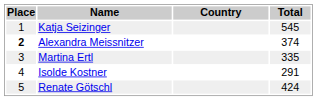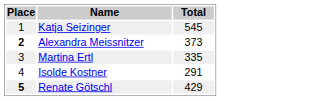- column: (221, 13)
(290, 43) 374 -> (193, 43) 373
(21, 87) normal -> (21, 87) bold
(290, 87) 424 -> (193, 87) 429
